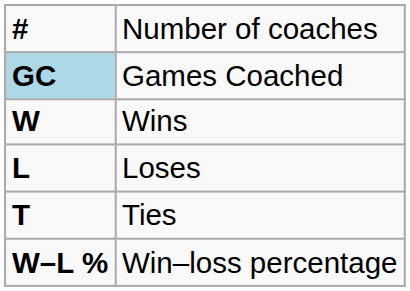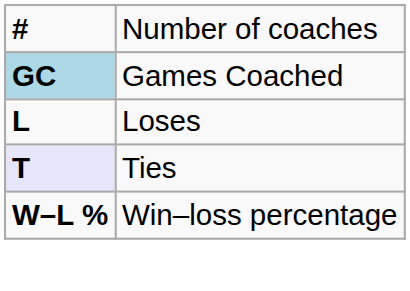- row: (155, 122)
(21, 215) no background -> (21, 169) lavender background
